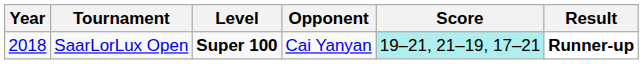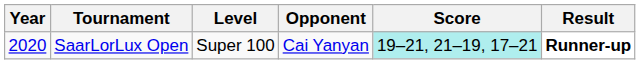(27, 45) 2018 -> (27, 45) 2020
(237, 45) bold -> (236, 45) normal
